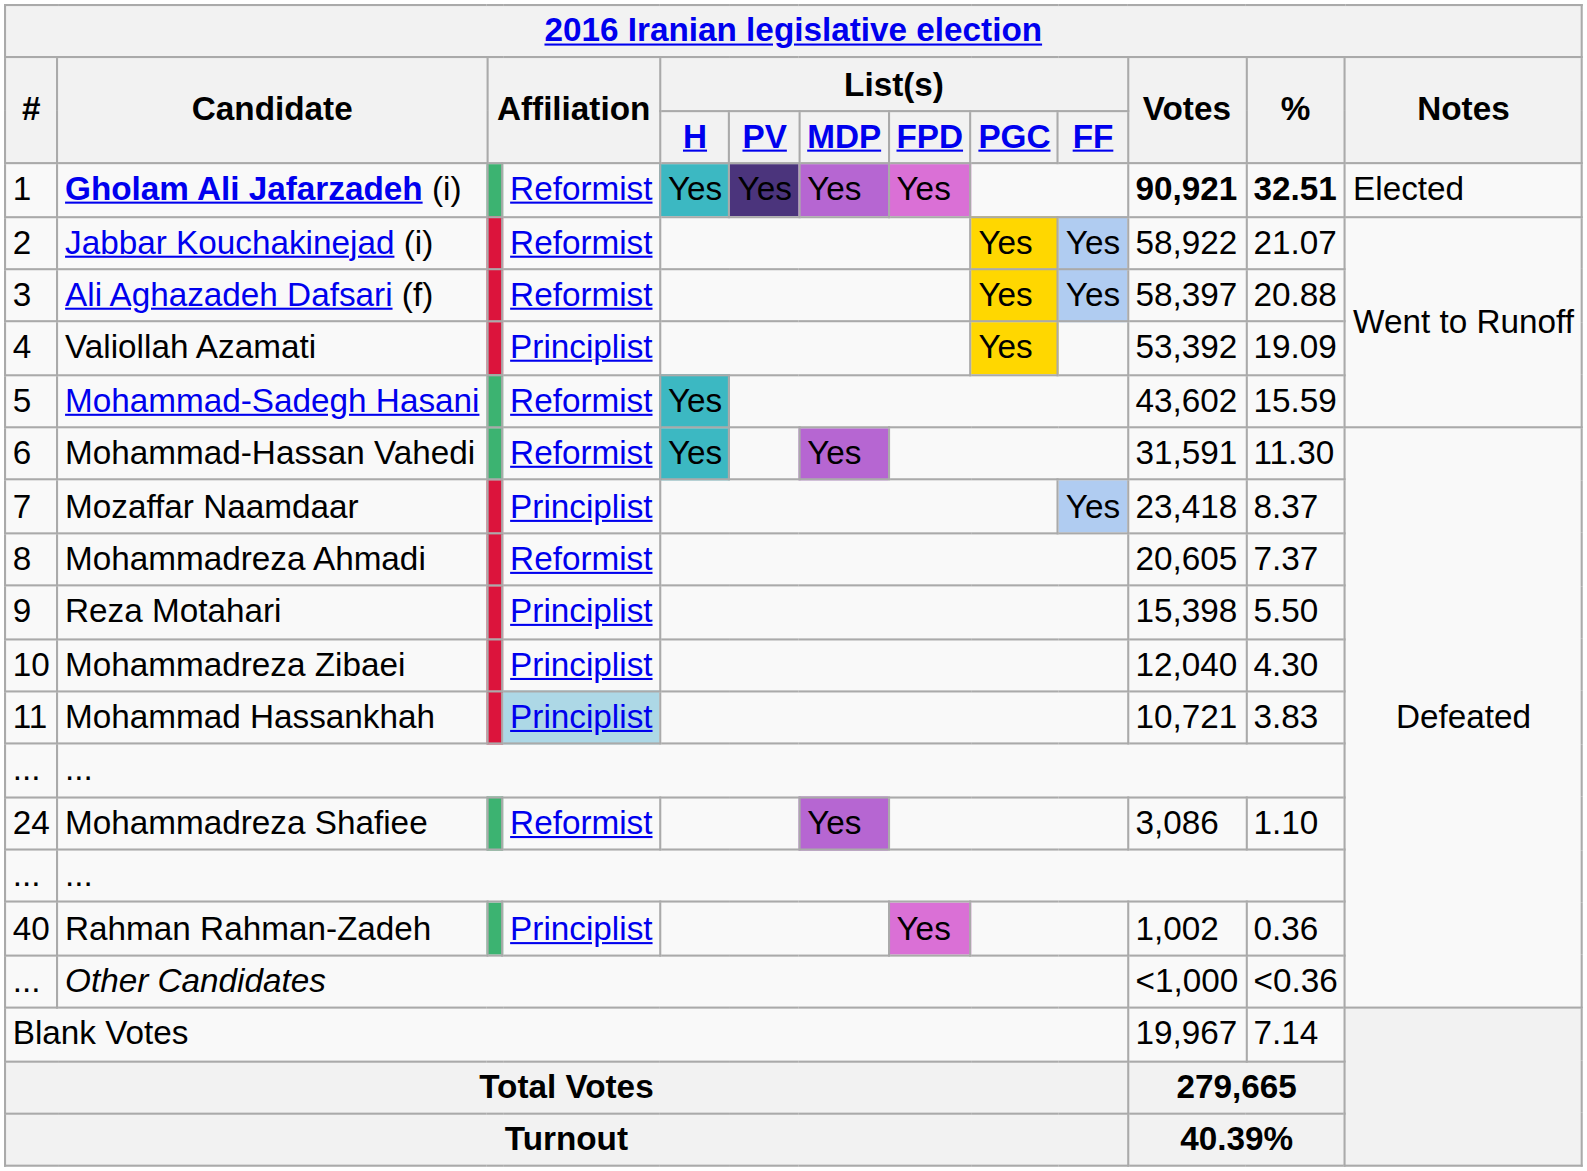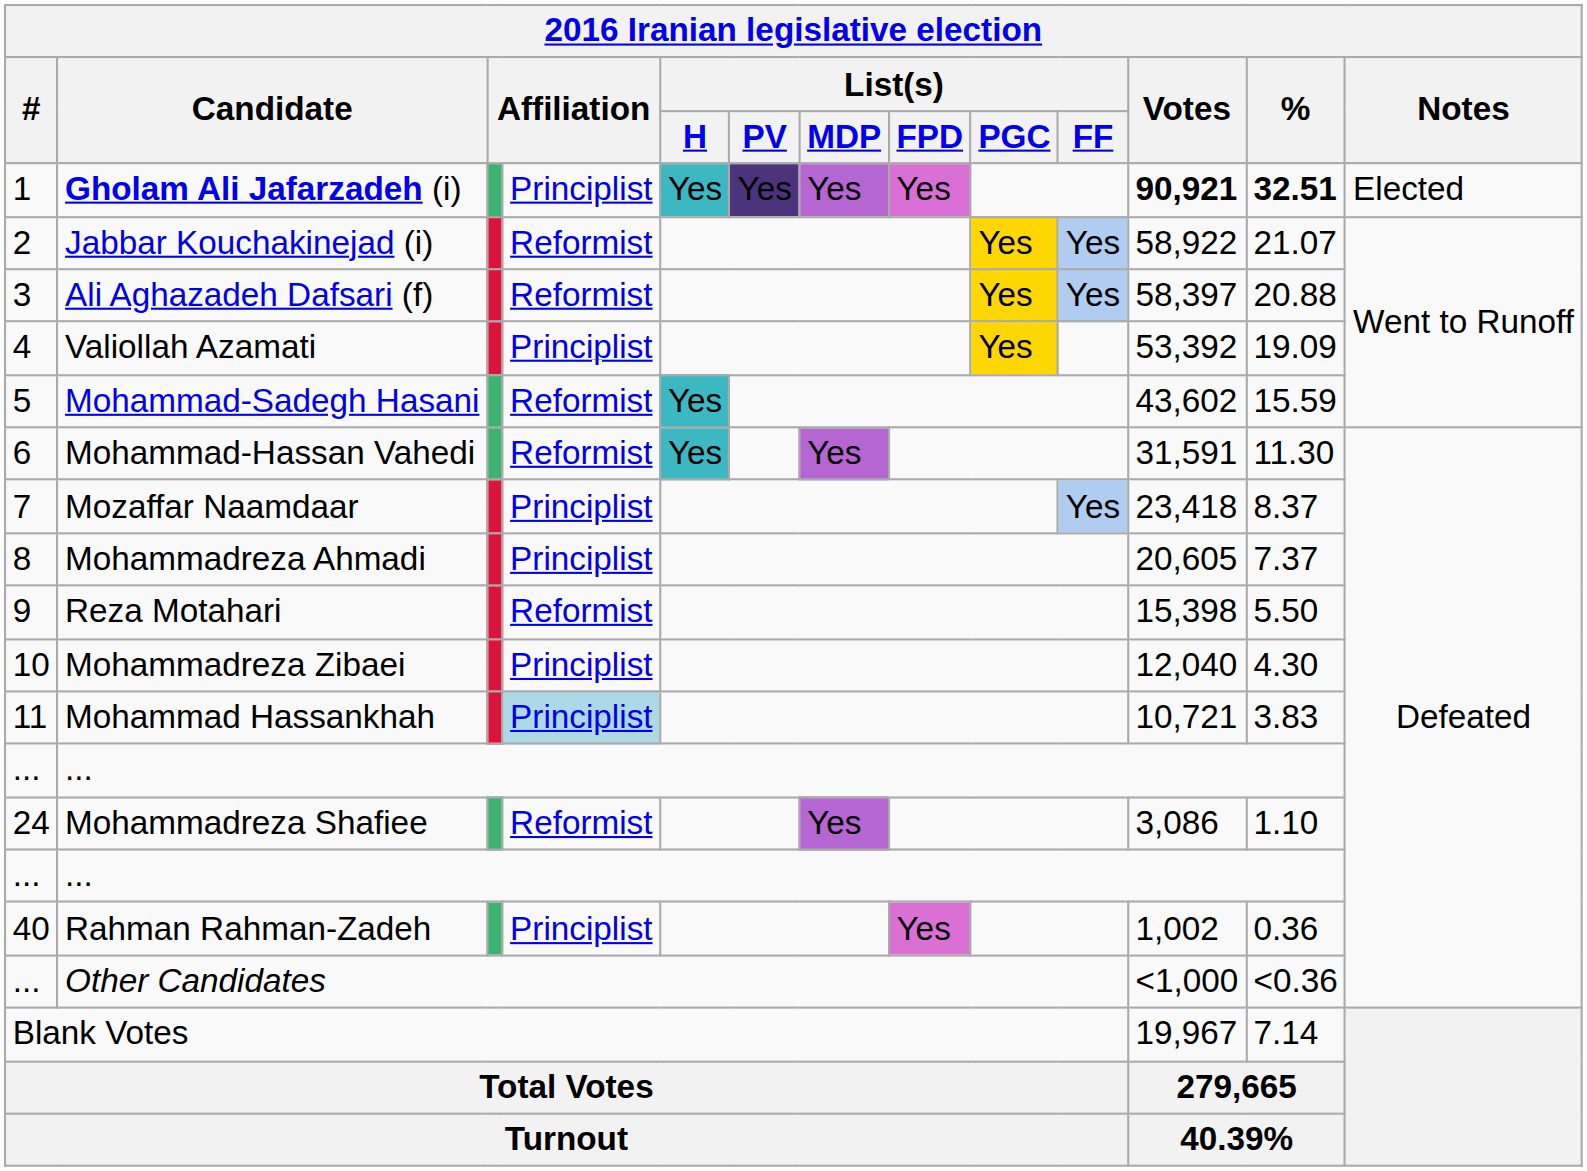(581, 189) Reformist -> (581, 189) Principlist
(581, 558) Reformist -> (581, 558) Principlist
(581, 611) Principlist -> (581, 611) Reformist
